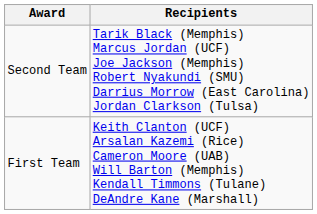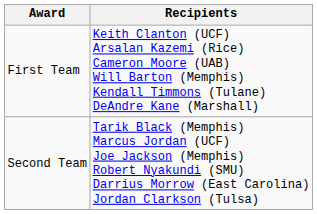rows swapped: (44, 163) <-> (47, 71)
